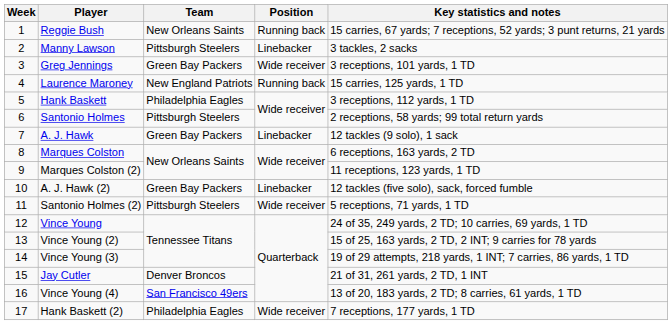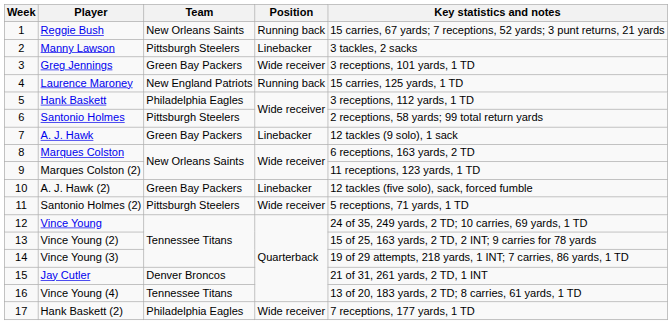(197, 293) San Francisco 49ers -> (189, 293) Tennessee Titans
